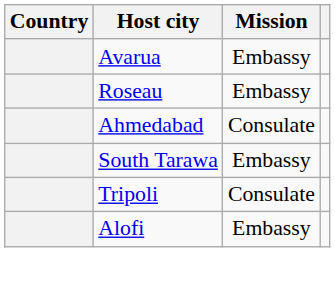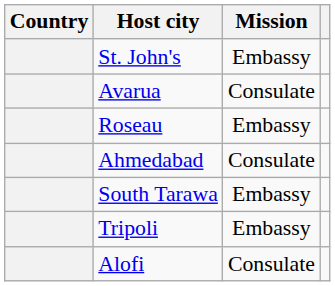+ row: (140, 56)
(271, 56) Embassy -> (271, 90) Consulate
(271, 194) Consulate -> (271, 228) Embassy
(271, 228) Embassy -> (271, 263) Consulate
